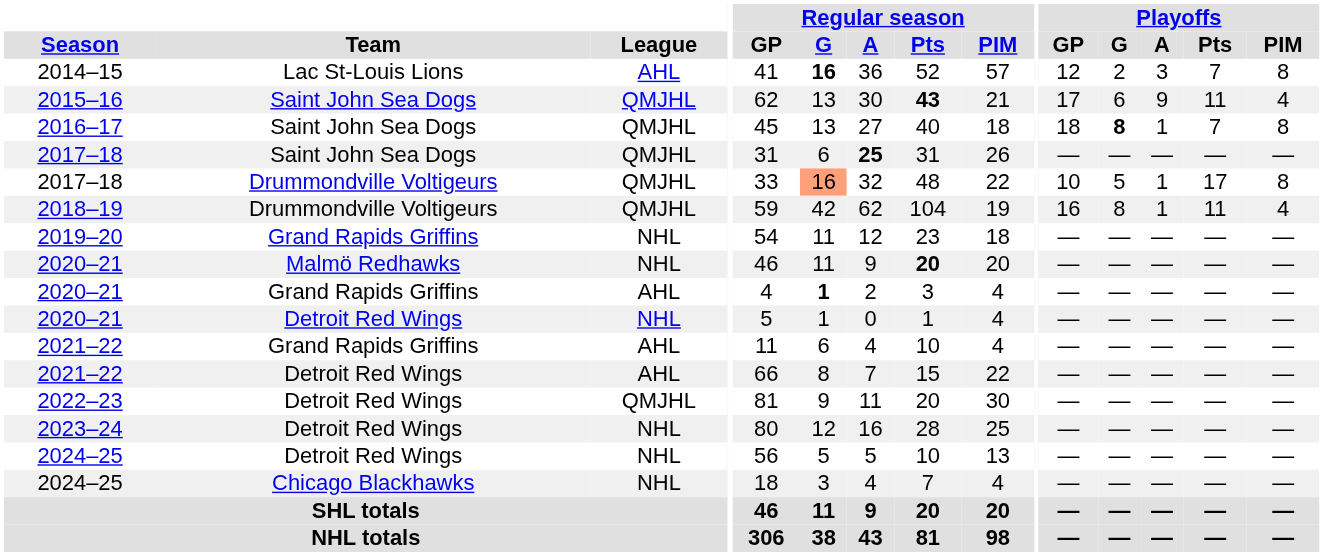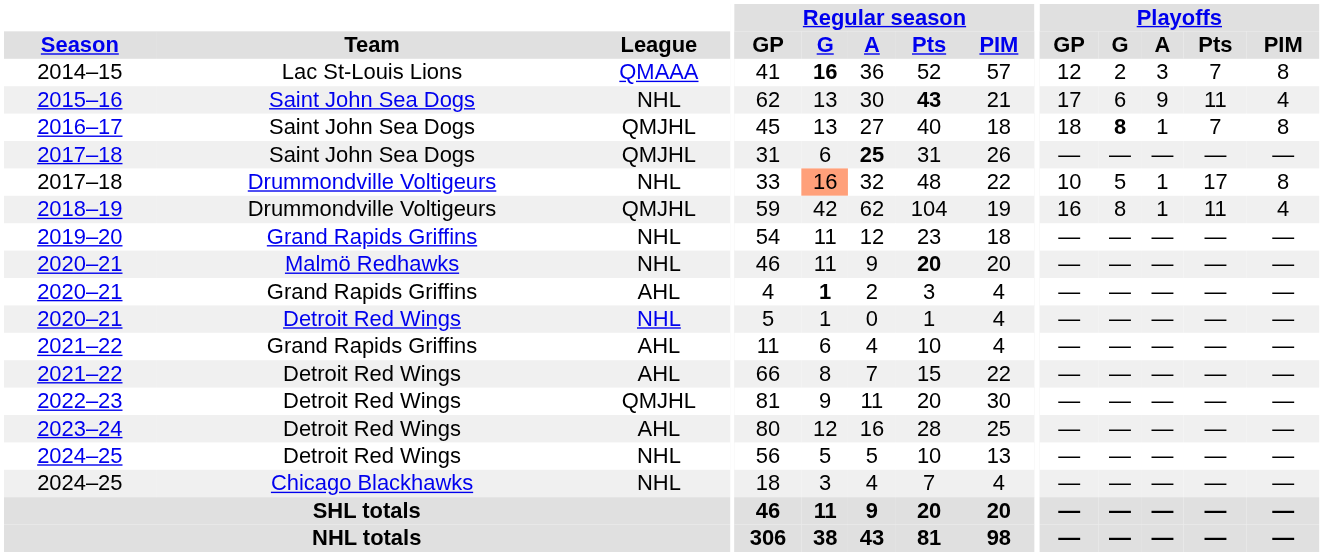(659, 72) AHL -> (659, 72) QMAAA
(659, 99) QMJHL -> (659, 99) NHL
(659, 181) QMJHL -> (659, 181) NHL
(659, 428) NHL -> (659, 428) AHL
